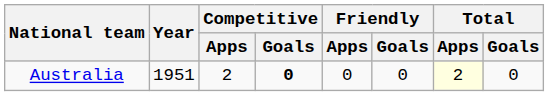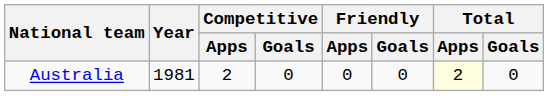(174, 76) 1951 -> (174, 76) 1981
(289, 76) bold -> (289, 76) normal
